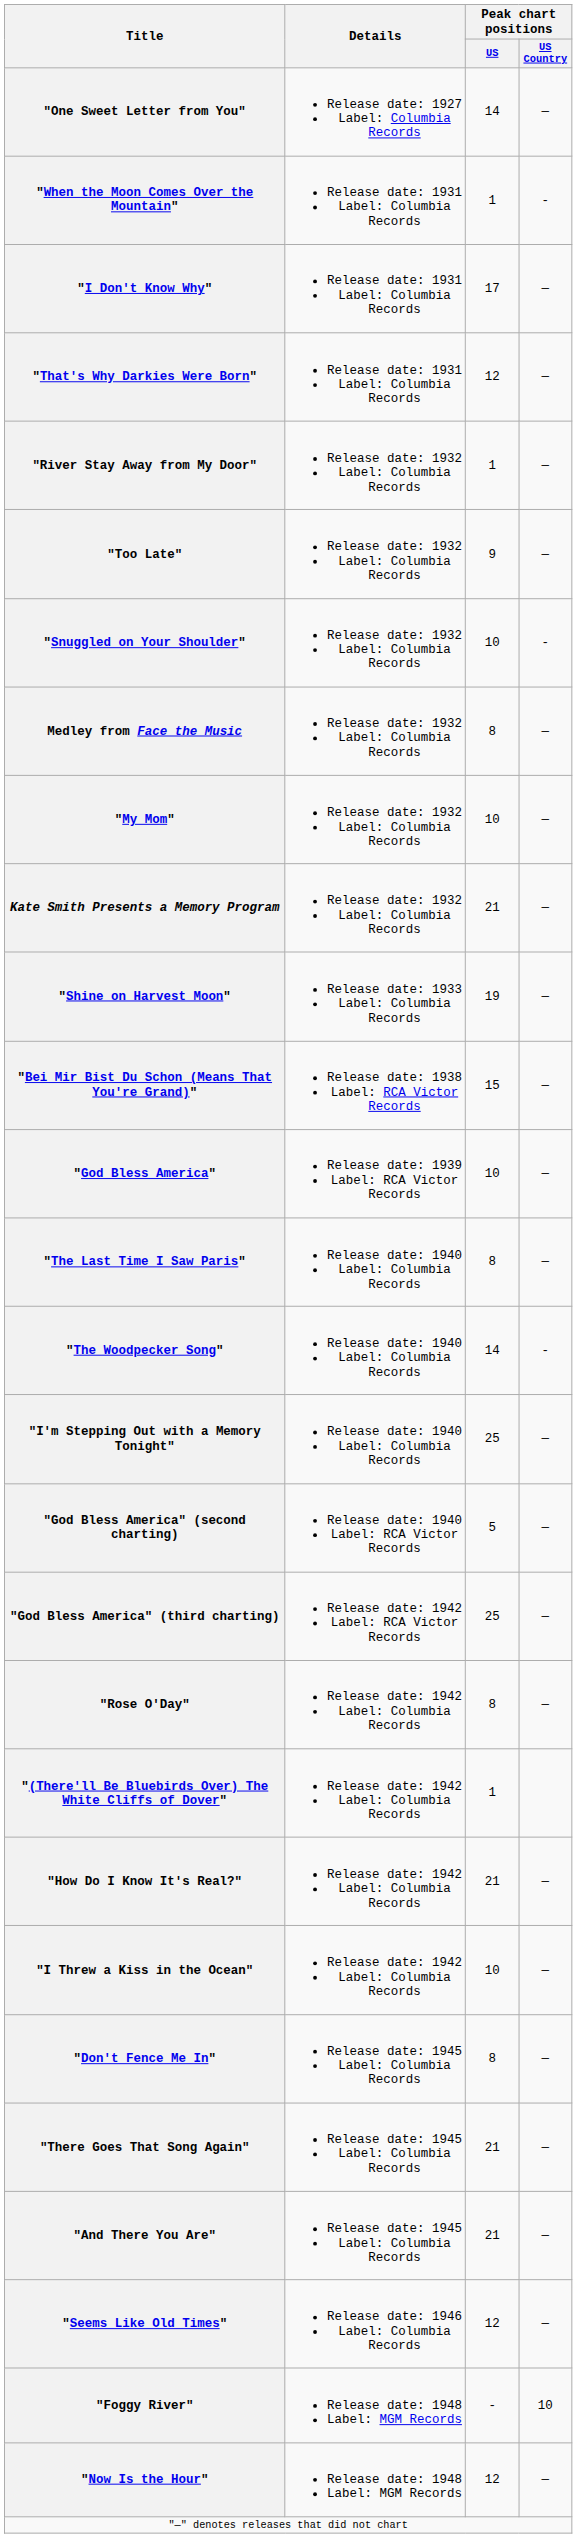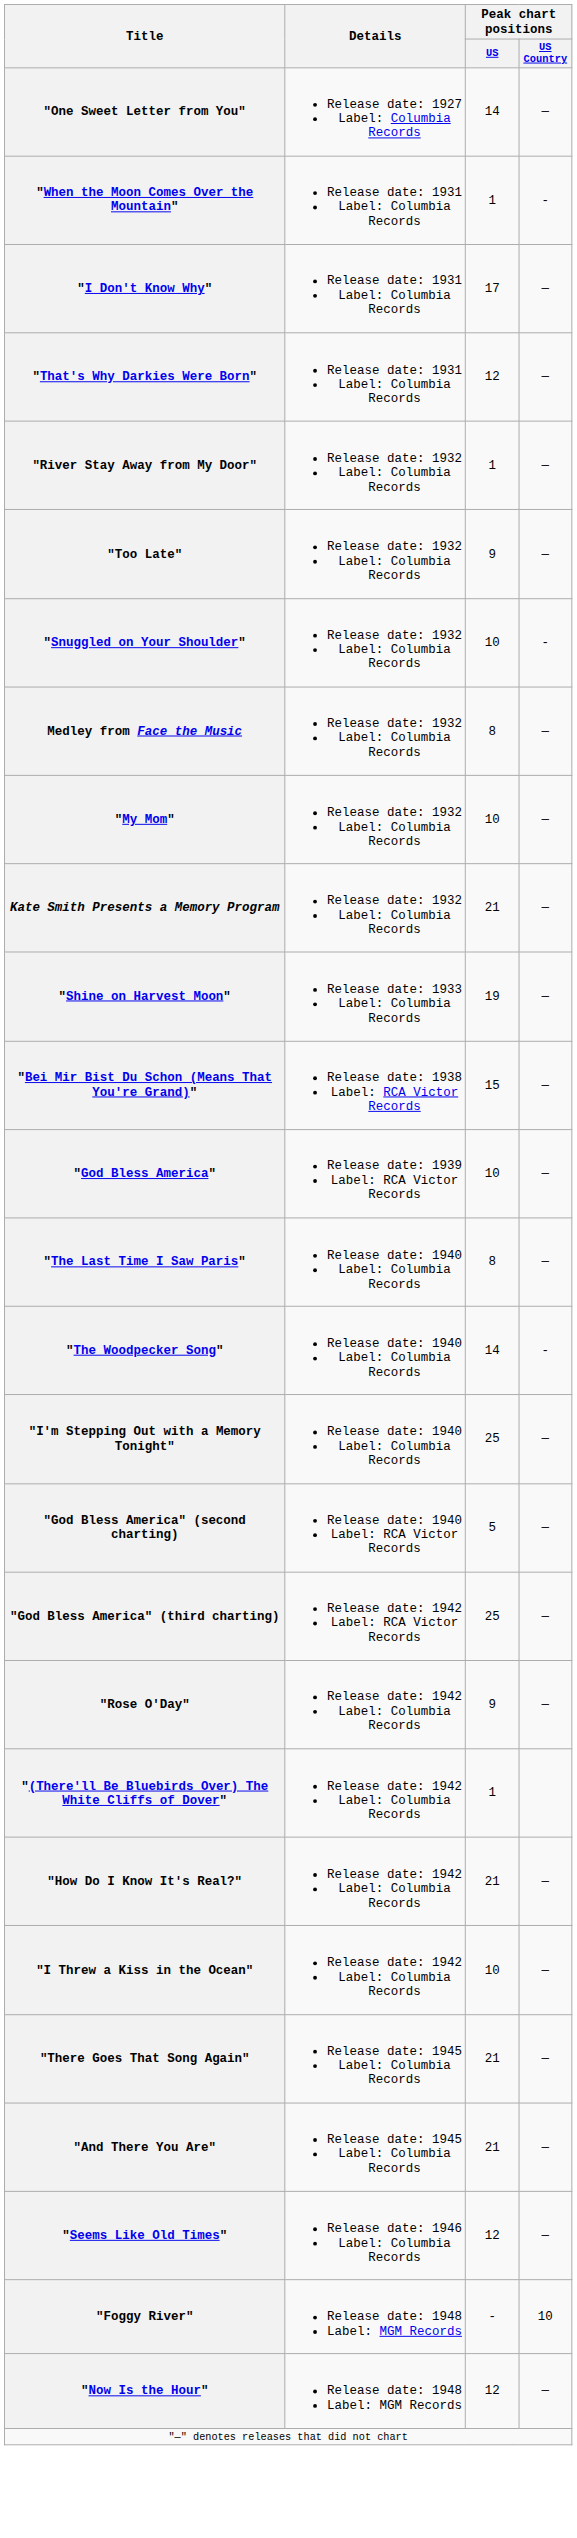(492, 1705) 8 -> (492, 1705) 9
- row: (145, 2059)
